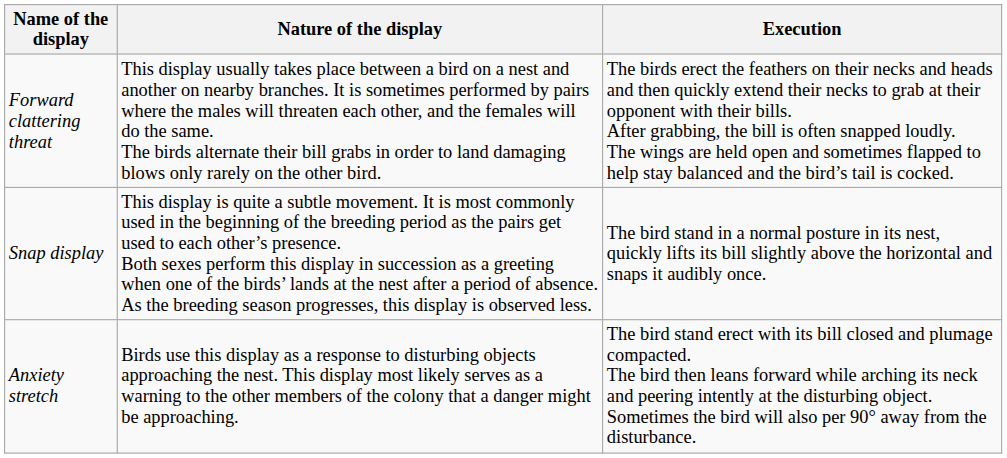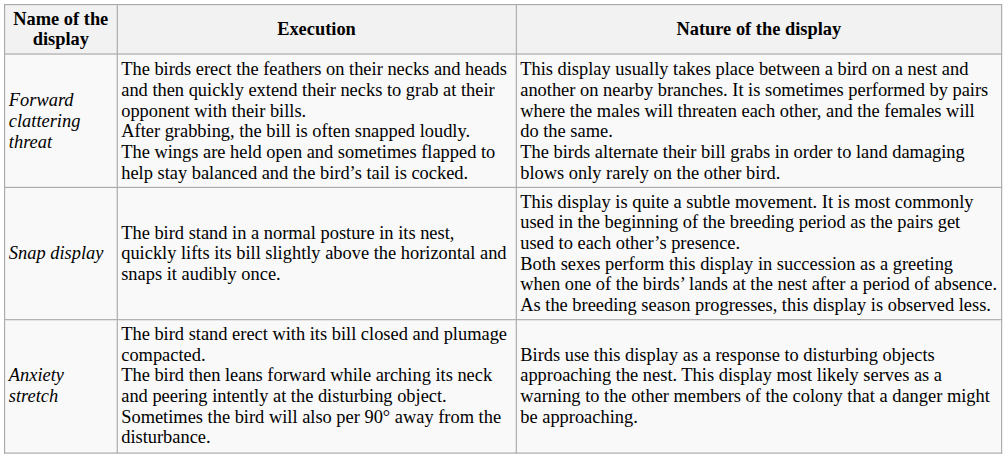columns swapped: (360, 29) <-> (802, 29)
